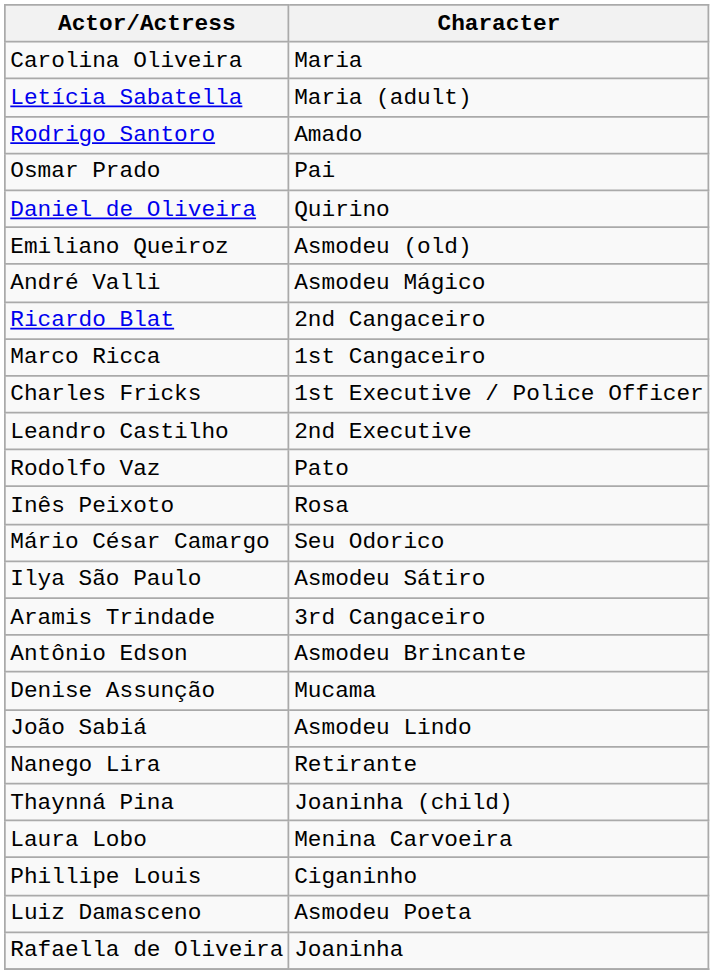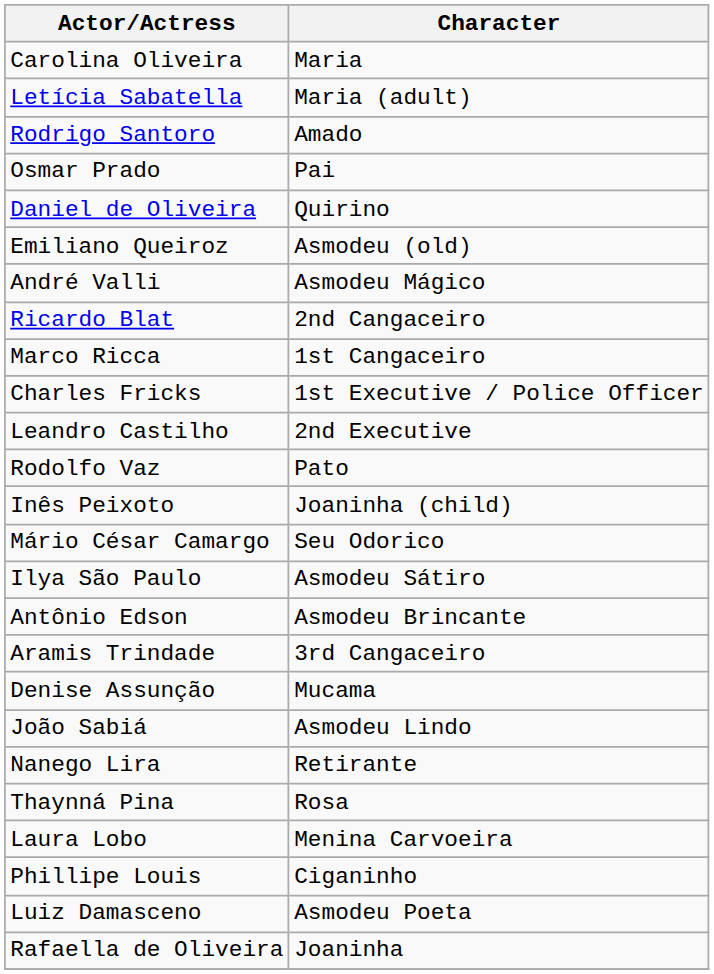(321, 505) Rosa -> (403, 505) Joaninha (child)
rows swapped: (113, 617) <-> (99, 654)
(403, 802) Joaninha (child) -> (321, 802) Rosa
